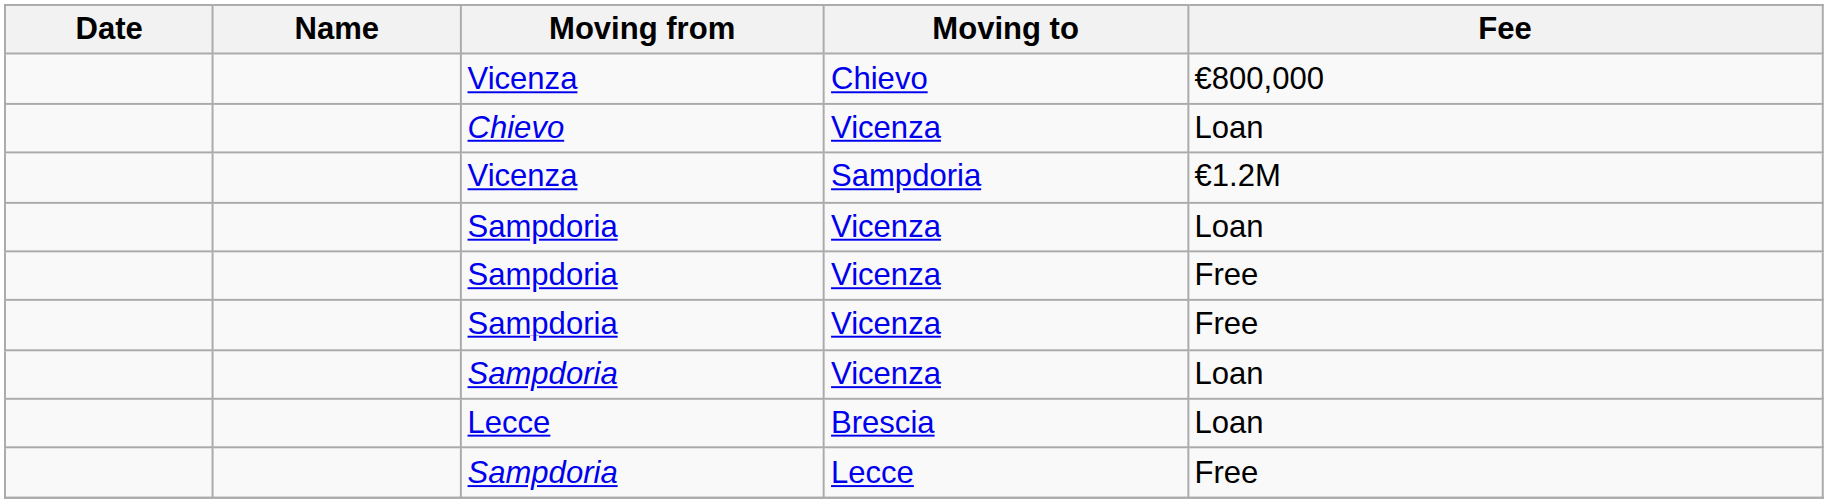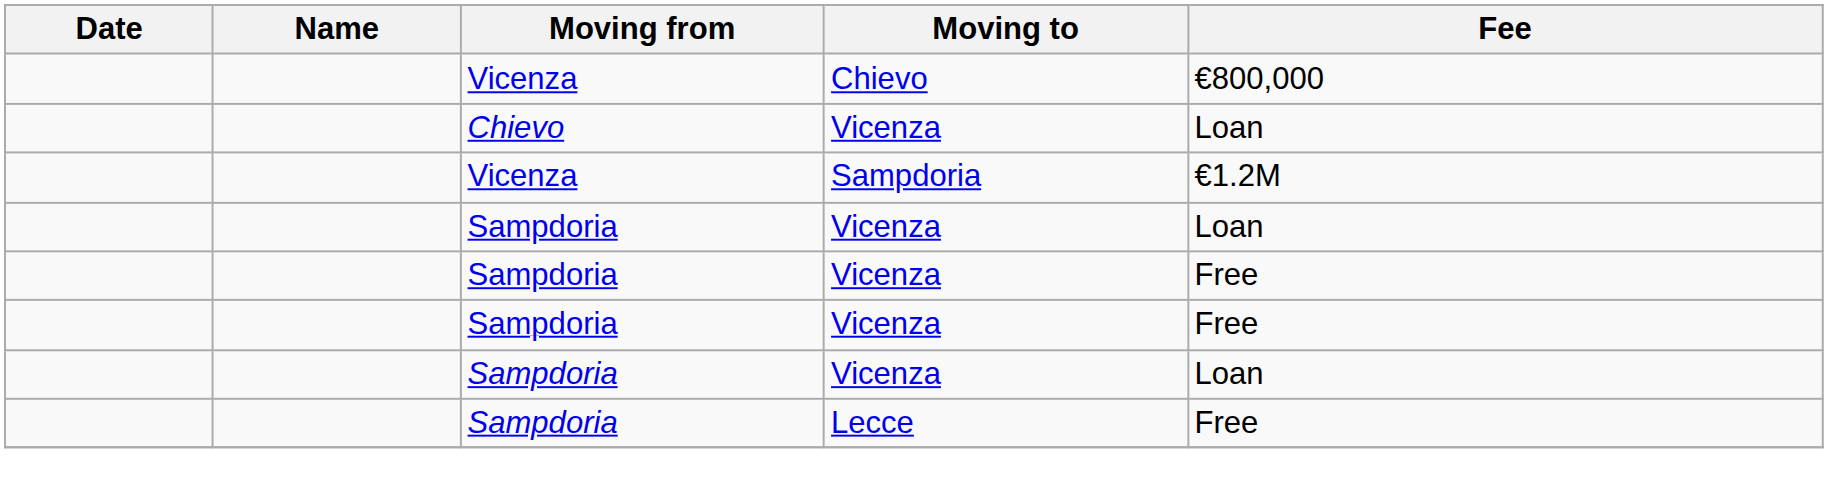- row: (509, 422)
